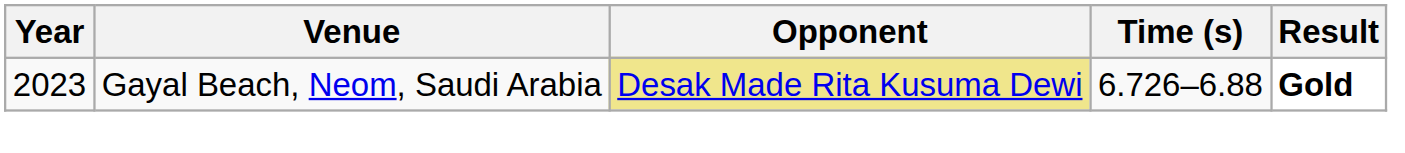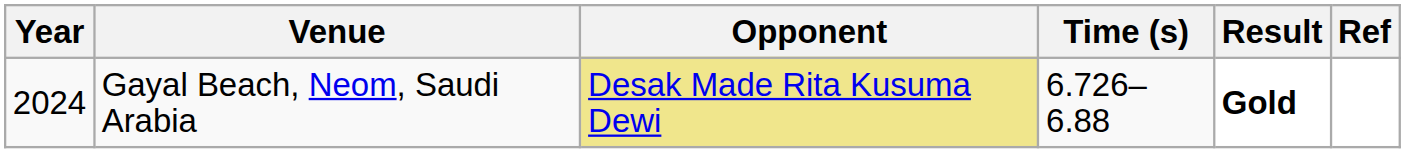+ column: (1365, 32)
(50, 84) 2023 -> (50, 102) 2024
